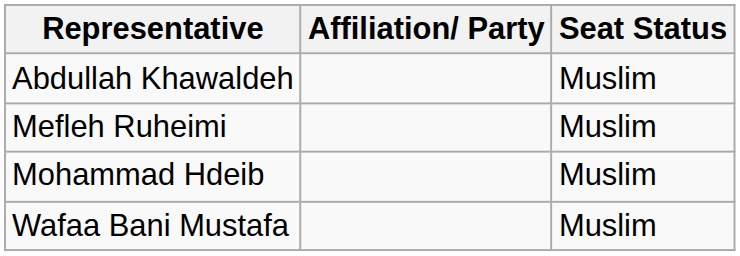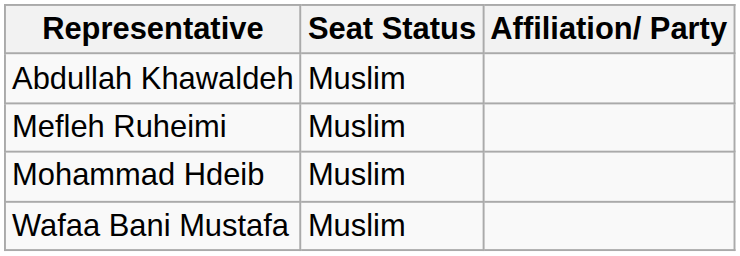columns swapped: (426, 28) <-> (643, 28)
